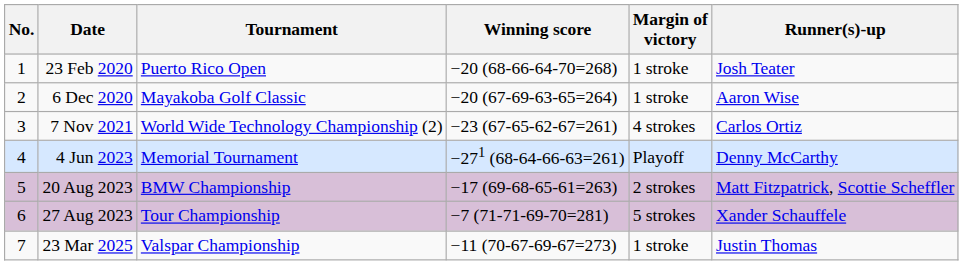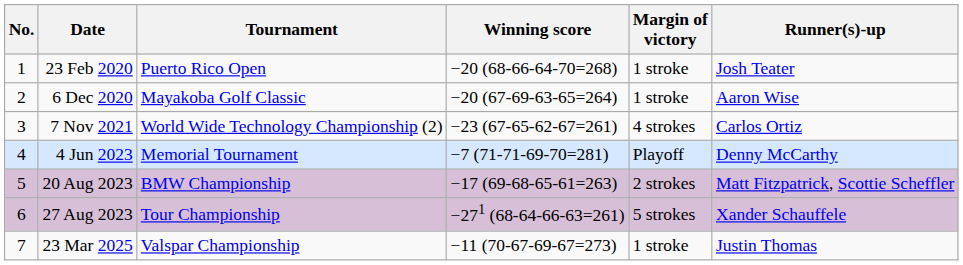(538, 156) −271 (68-64-66-63=261) -> (530, 155) −7 (71-71-69-70=281)
(530, 216) −7 (71-71-69-70=281) -> (538, 214) −271 (68-64-66-63=261)
